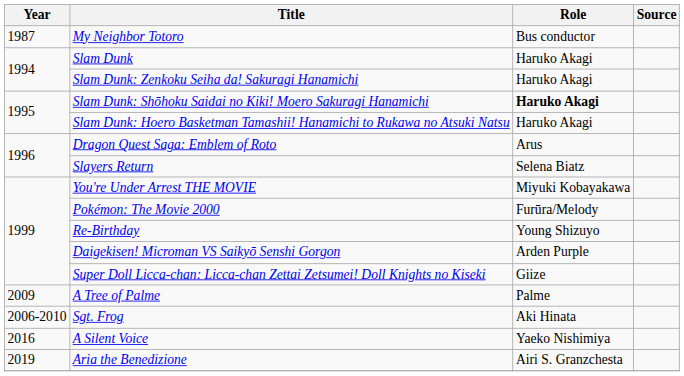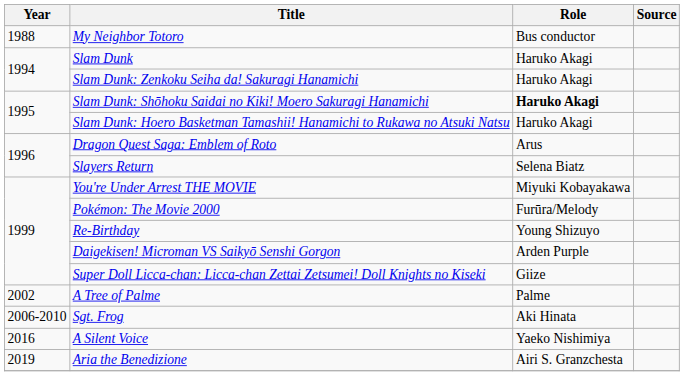(21, 36) 1987 -> (21, 36) 1988
(21, 295) 2009 -> (21, 295) 2002
